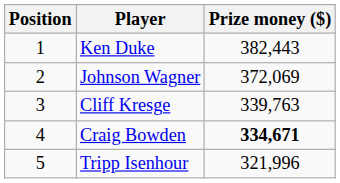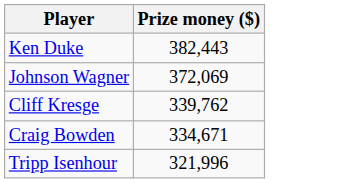- column: (40, 18)
(270, 105) 339,763 -> (199, 105) 339,762
(270, 134) bold -> (199, 134) normal
